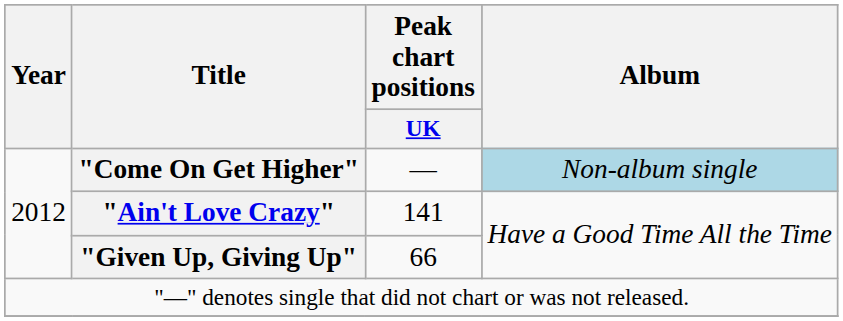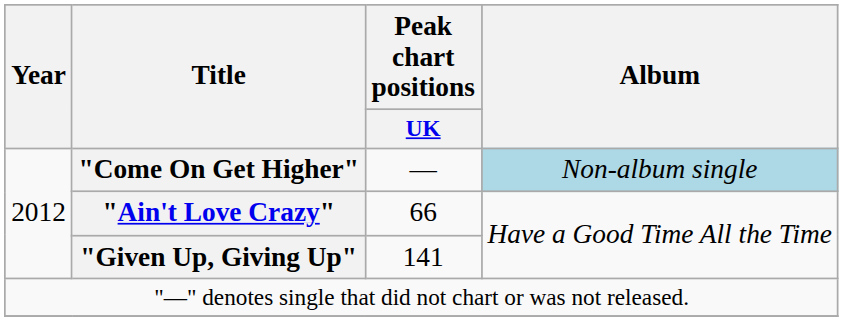(423, 212) 141 -> (423, 212) 66
(423, 256) 66 -> (423, 256) 141
